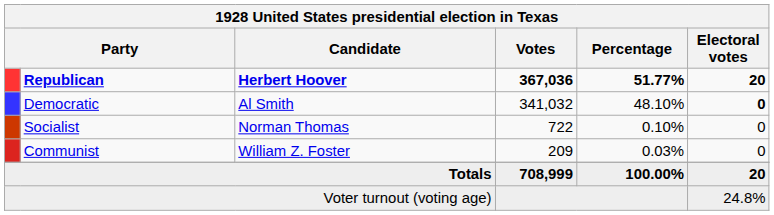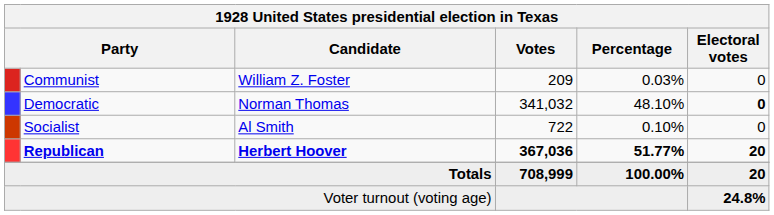rows swapped: (64, 80) <-> (61, 151)
(266, 104) Al Smith -> (294, 104) Norman Thomas
(294, 127) Norman Thomas -> (266, 127) Al Smith
(744, 198) normal -> (744, 198) bold
